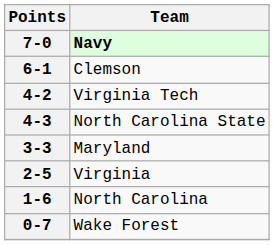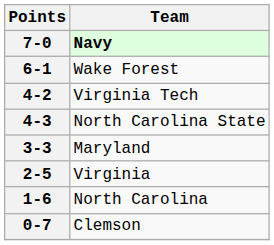(107, 70) Clemson -> (126, 70) Wake Forest
(126, 226) Wake Forest -> (107, 226) Clemson
